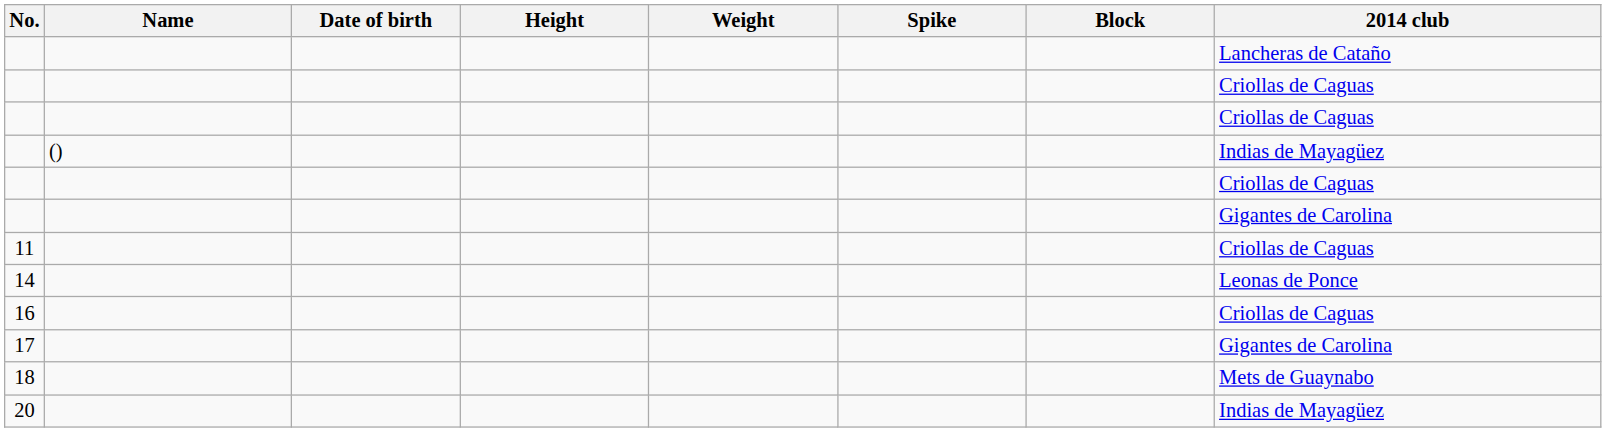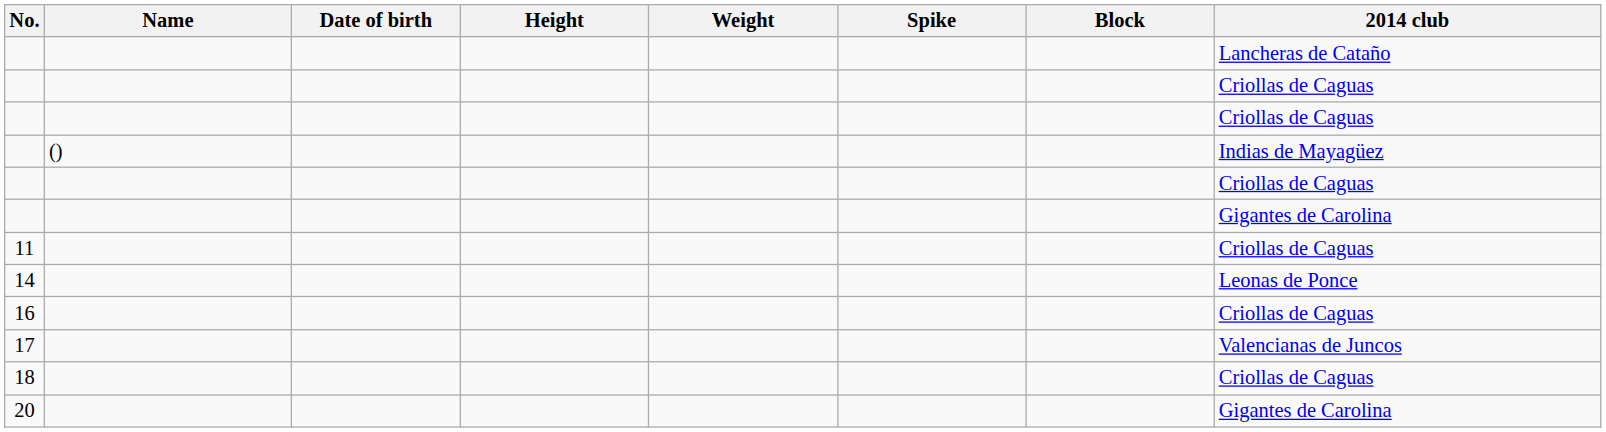(1306, 345) Gigantes de Carolina -> (1310, 345) Valencianas de Juncos
(1296, 378) Mets de Guaynabo -> (1296, 378) Criollas de Caguas
(1302, 410) Indias de Mayagüez -> (1305, 410) Gigantes de Carolina
